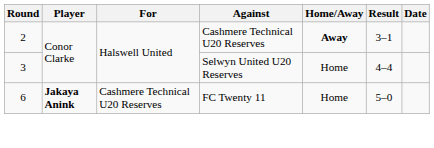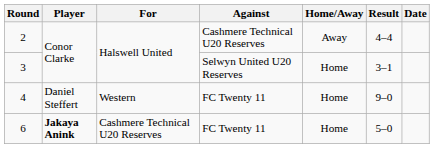(334, 37) bold -> (334, 37) normal
(384, 37) 3–1 -> (384, 37) 4–4
(384, 67) 4–4 -> (384, 67) 3–1
+ row: (23, 98)
